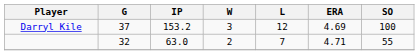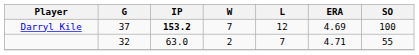(177, 27) normal -> (177, 27) bold
(230, 27) 3 -> (230, 27) 7
